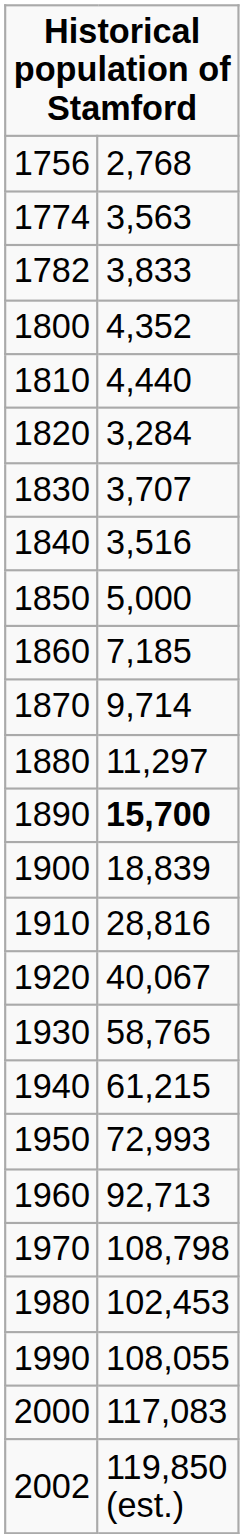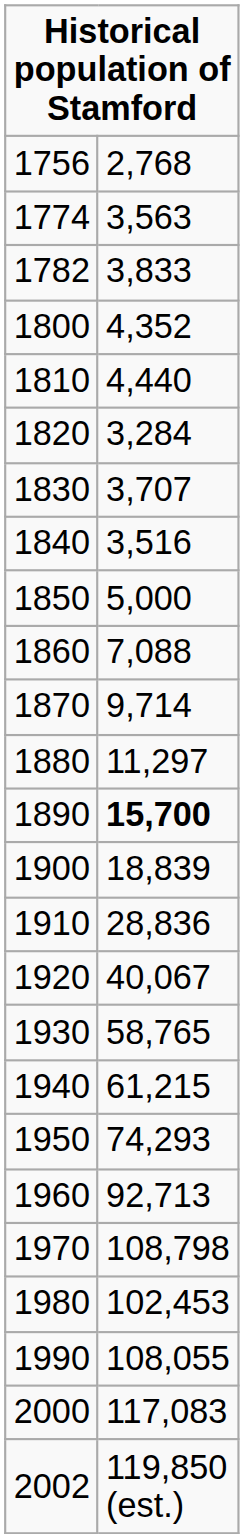(149, 651) 7,185 -> (149, 651) 7,088
(158, 923) 28,816 -> (158, 923) 28,836
(158, 1140) 72,993 -> (158, 1140) 74,293
